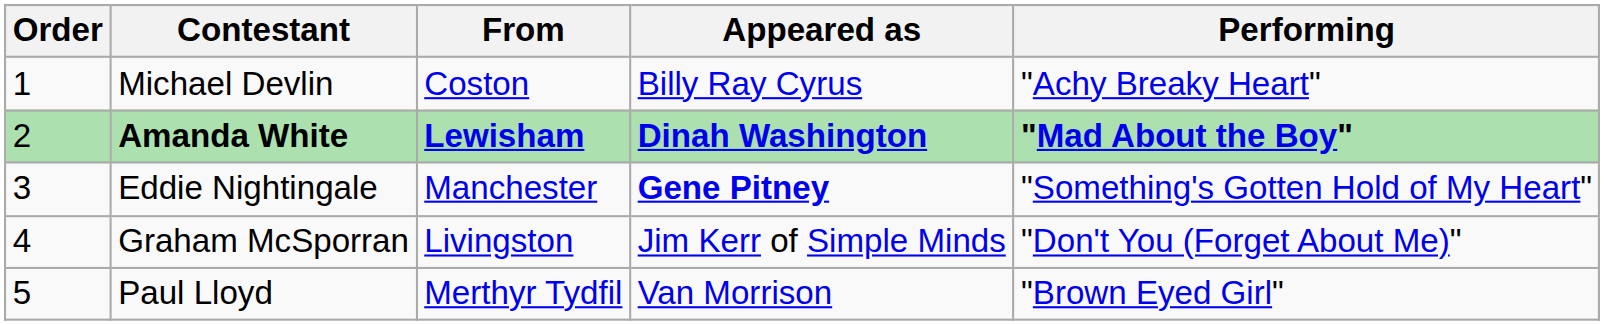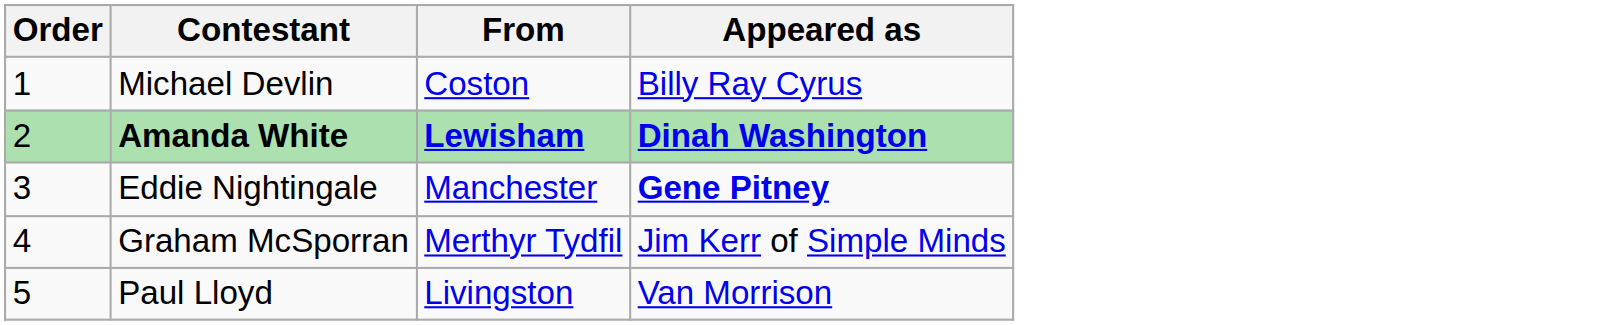- column: (1307, 30)
(499, 240) Livingston -> (523, 240) Merthyr Tydfil
(523, 293) Merthyr Tydfil -> (499, 293) Livingston
